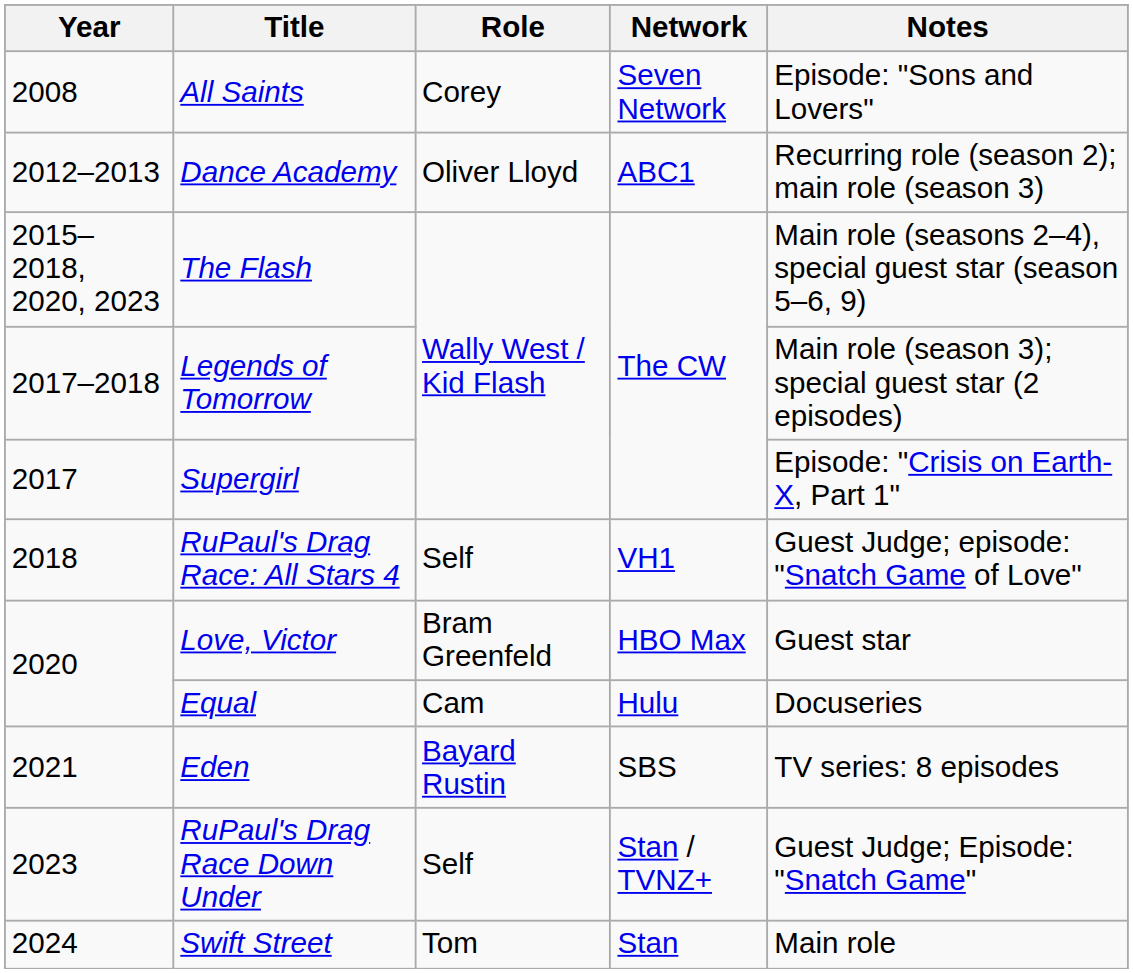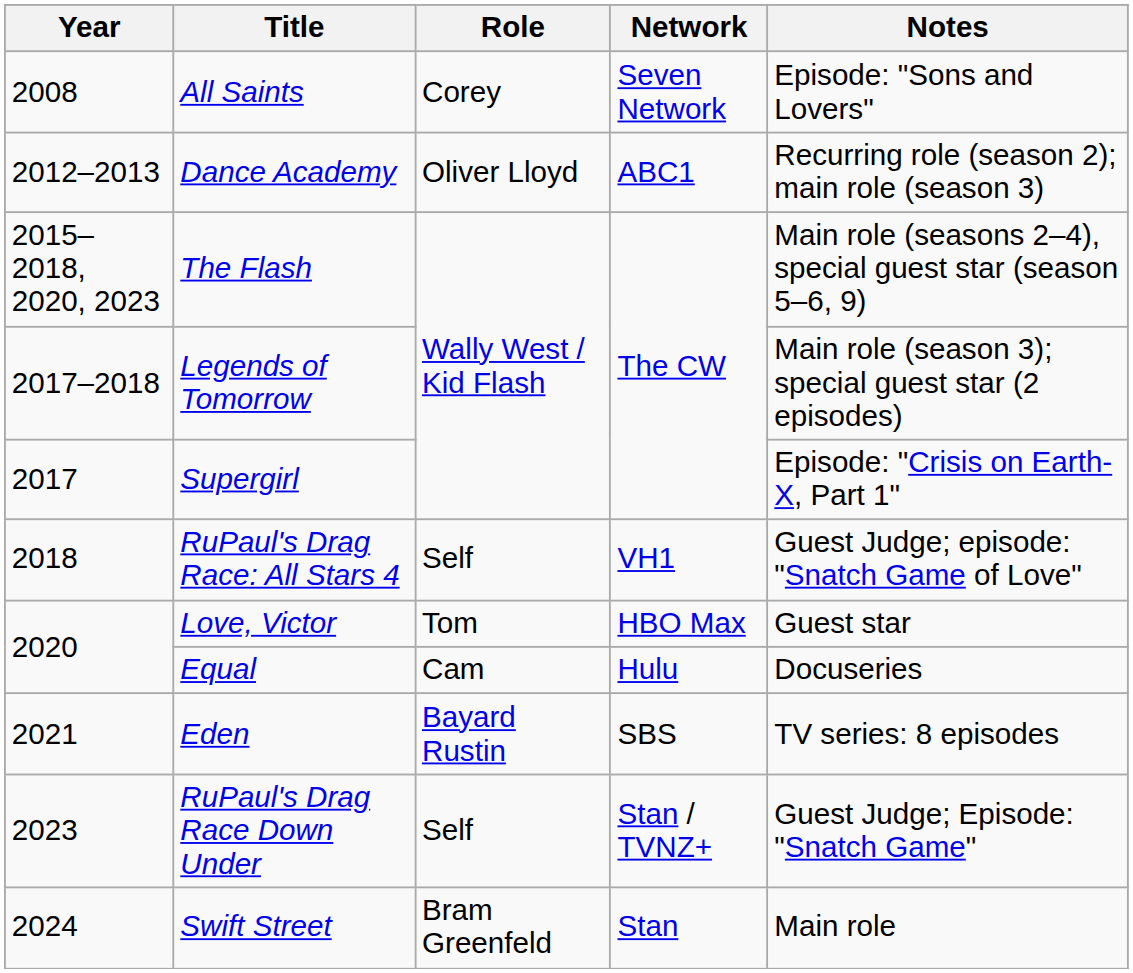(487, 639) Bram Greenfeld -> (450, 622) Tom
(450, 943) Tom -> (487, 927) Bram Greenfeld
